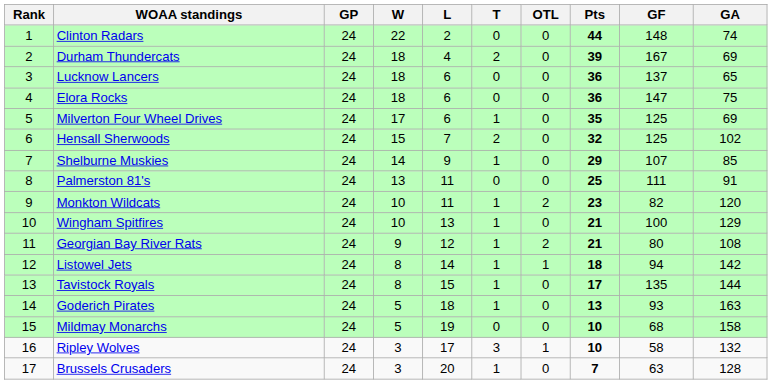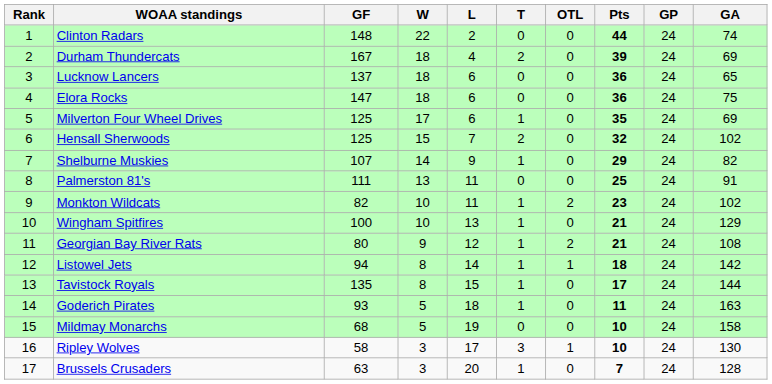columns swapped: (349, 14) <-> (656, 14)
(730, 160) 85 -> (730, 160) 82
(730, 202) 120 -> (730, 202) 102
(595, 306) 13 -> (619, 306) 11
(730, 347) 132 -> (730, 347) 130
